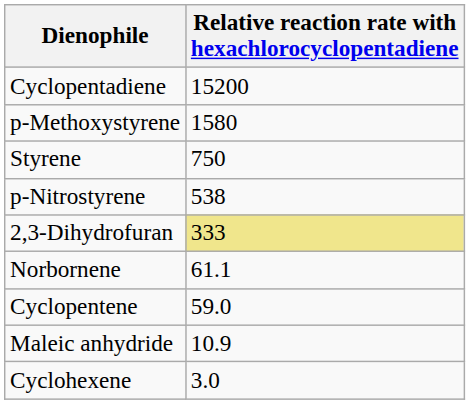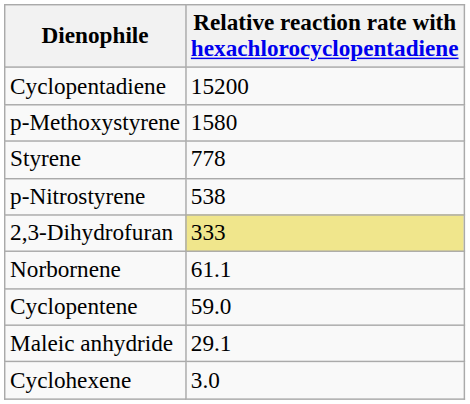(208, 159) 750 -> (208, 159) 778
(211, 343) 10.9 -> (211, 343) 29.1
